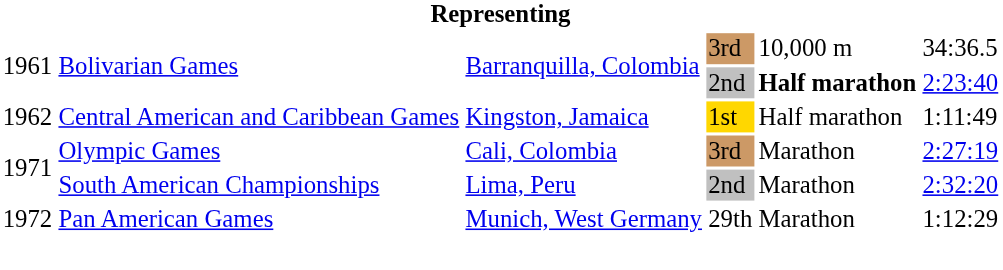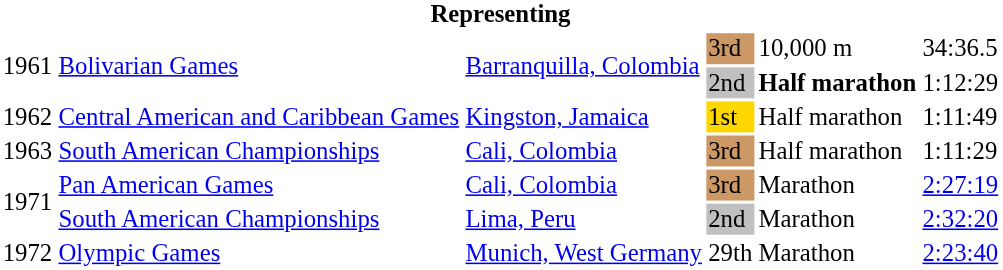(960, 82) 2:23:40 -> (960, 82) 1:12:29
+ row: (27, 150)
(139, 150) Olympic Games -> (166, 184) Pan American Games
(166, 218) Pan American Games -> (139, 253) Olympic Games
(960, 218) 1:12:29 -> (960, 253) 2:23:40
